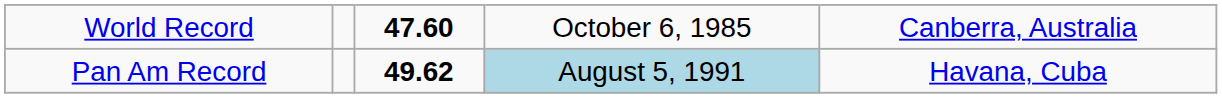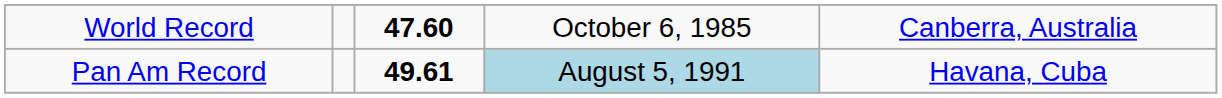(419, 71) 49.62 -> (419, 71) 49.61
